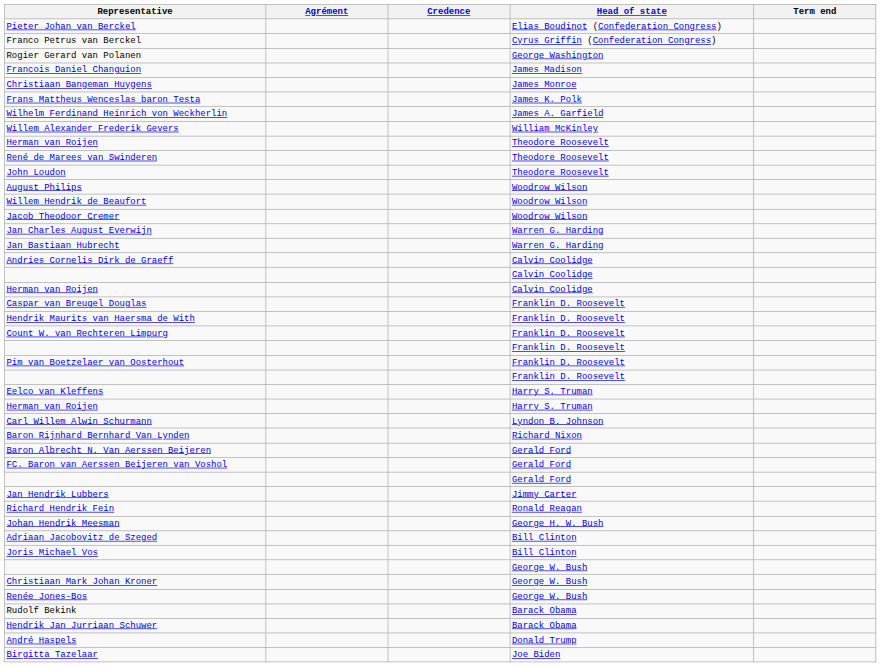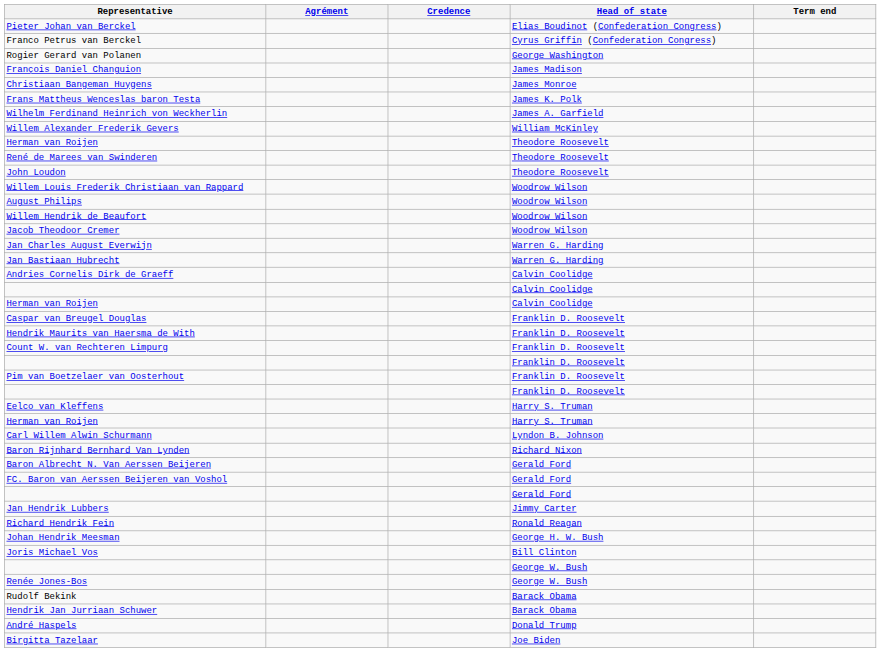+ row: (125, 187)
- row: (82, 538)
- row: (82, 582)
